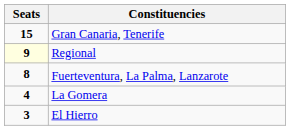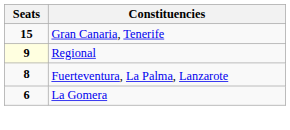(26, 95) 4 -> (26, 95) 6
- row: (74, 115)
